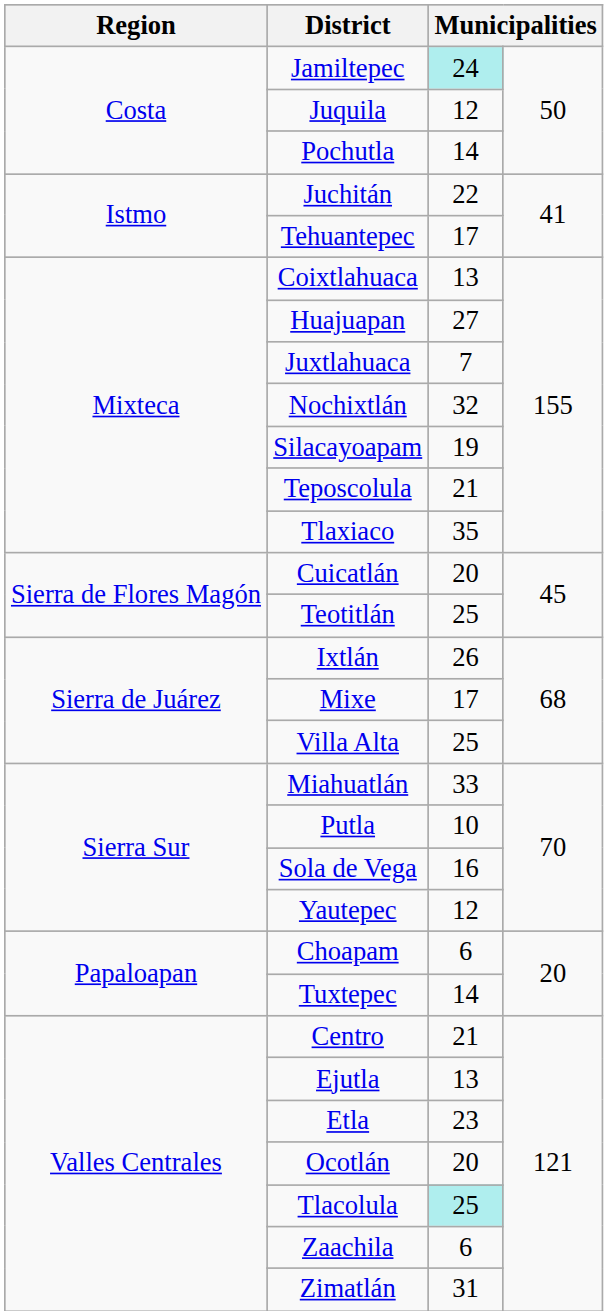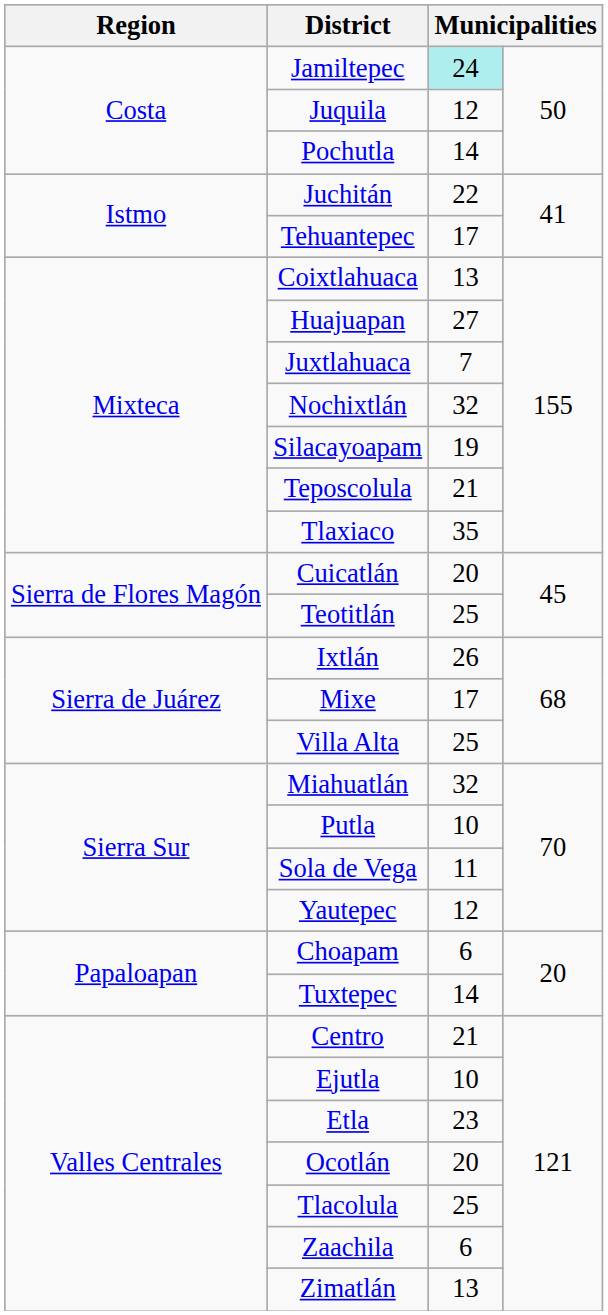(466, 783) 33 -> (466, 783) 32
(466, 868) 16 -> (466, 868) 11
(466, 1078) 13 -> (466, 1078) 10
(466, 1204) paleturquoise background -> (466, 1204) no background
(466, 1289) 31 -> (466, 1289) 13
